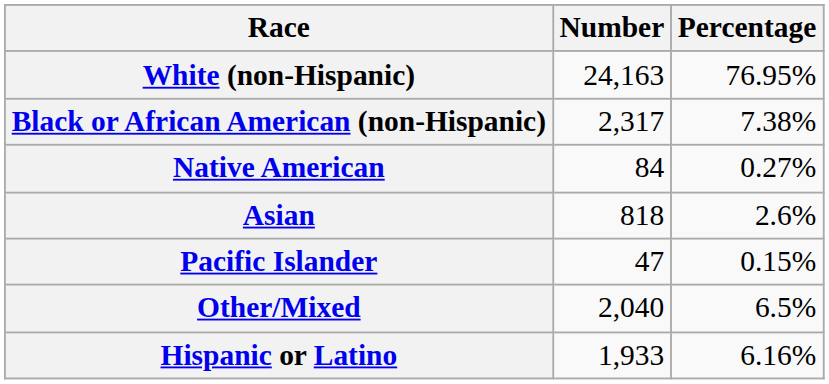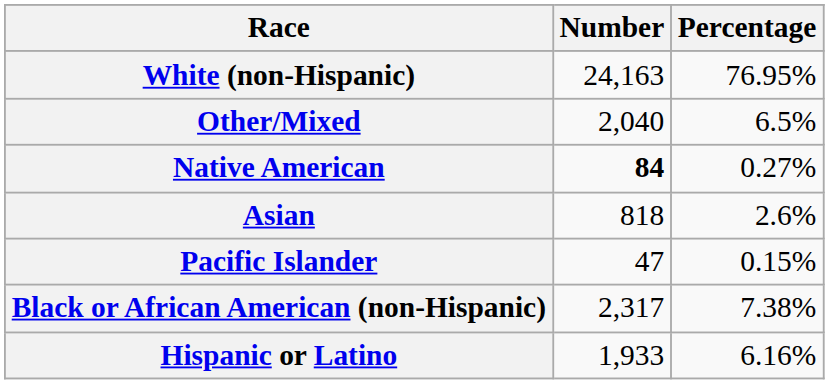rows swapped: (279, 121) <-> (279, 307)
(650, 167) normal -> (650, 167) bold
